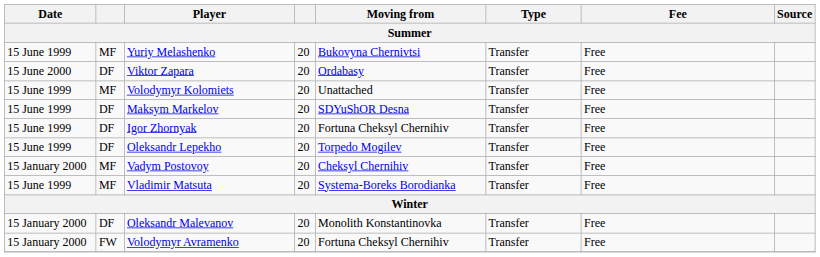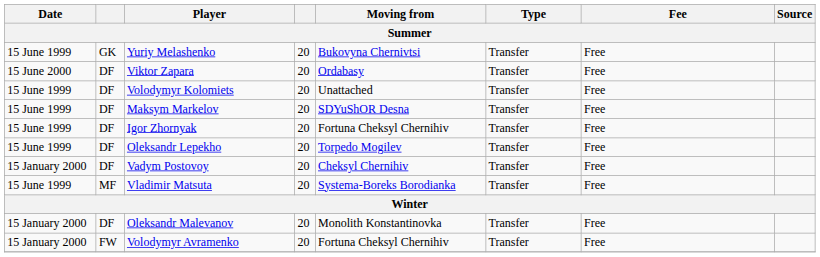(108, 52) MF -> (108, 52) GK
(108, 90) MF -> (107, 90) DF
(108, 166) MF -> (107, 166) DF
